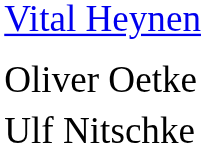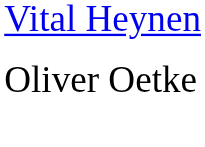- row: (100, 130)
